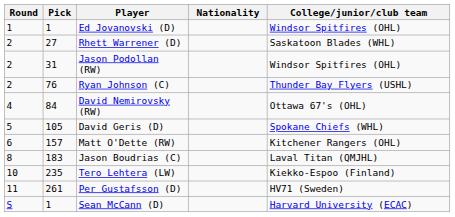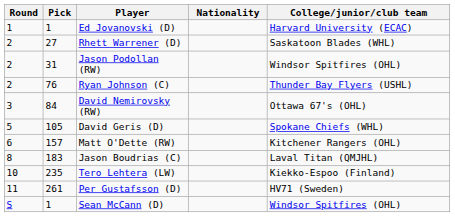(335, 28) Windsor Spitfires (OHL) -> (341, 28) Harvard University (ECAC)
(9, 106) 4 -> (9, 106) 3
(341, 204) Harvard University (ECAC) -> (335, 204) Windsor Spitfires (OHL)
